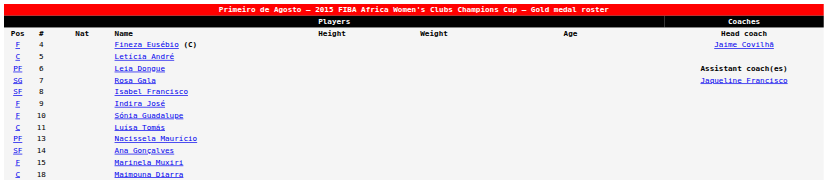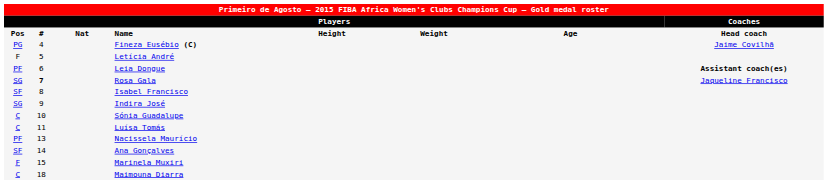(18, 45) F -> (18, 45) PG
(18, 57) C -> (18, 57) F
(41, 80) normal -> (41, 80) bold
(18, 104) F -> (18, 104) SG
(18, 115) F -> (18, 115) C
